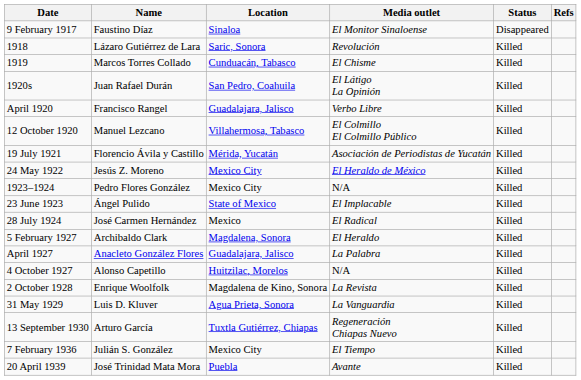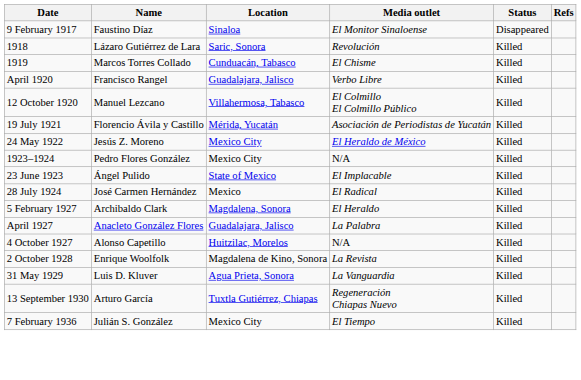- row: (19, 85)
- row: (36, 366)
